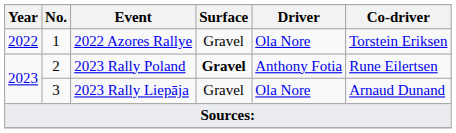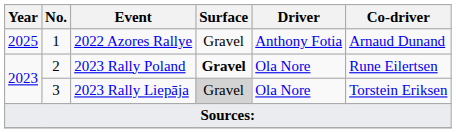(23, 41) 2022 -> (23, 41) 2025
(283, 41) Ola Nore -> (299, 41) Anthony Fotia
(398, 41) Torstein Eriksen -> (397, 41) Arnaud Dunand
(299, 65) Anthony Fotia -> (283, 65) Ola Nore
(224, 90) no background -> (224, 90) lightgrey background
(397, 90) Arnaud Dunand -> (398, 90) Torstein Eriksen
